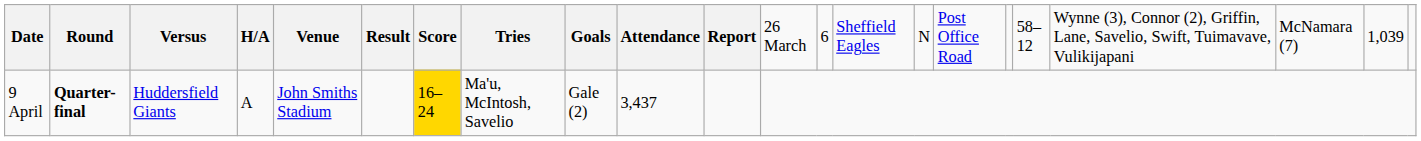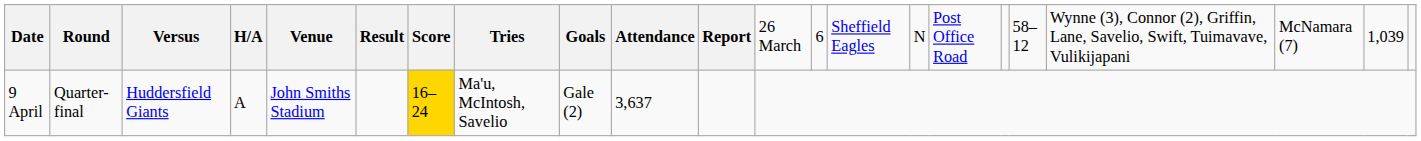(85, 102) bold -> (81, 102) normal
(639, 102) 3,437 -> (634, 102) 3,637
